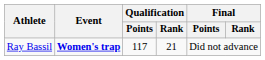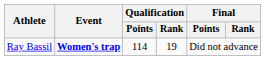(140, 47) 117 -> (140, 47) 114
(172, 47) 21 -> (172, 47) 19
